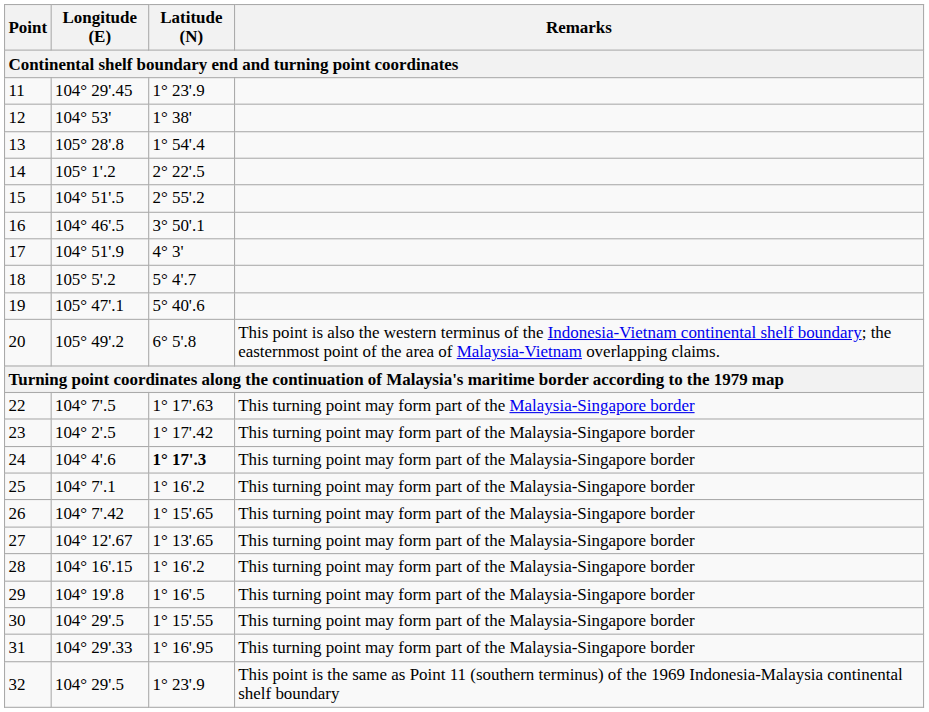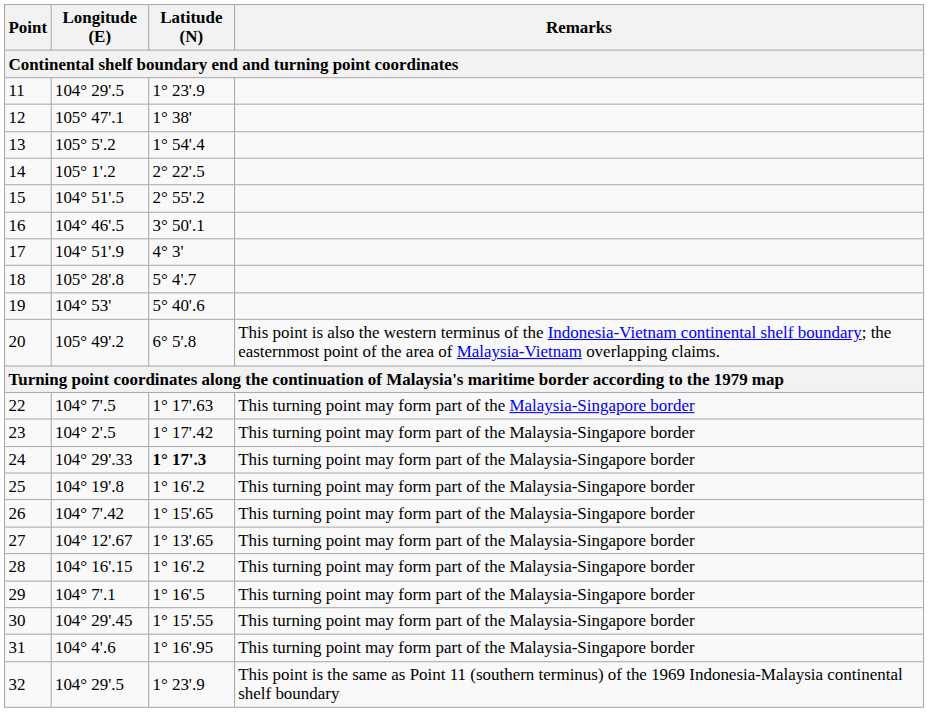(94, 90) 104° 29'.45 -> (89, 90) 104° 29'.5
(83, 117) 104° 53' -> (89, 117) 105° 47'.1
(89, 144) 105° 28'.8 -> (85, 144) 105° 5'.2
(85, 279) 105° 5'.2 -> (89, 279) 105° 28'.8
(89, 306) 105° 47'.1 -> (83, 306) 104° 53'
(85, 459) 104° 4'.6 -> (94, 459) 104° 29'.33
(85, 486) 104° 7'.1 -> (89, 486) 104° 19'.8
(89, 594) 104° 19'.8 -> (85, 594) 104° 7'.1
(89, 620) 104° 29'.5 -> (94, 620) 104° 29'.45
(94, 647) 104° 29'.33 -> (85, 647) 104° 4'.6
